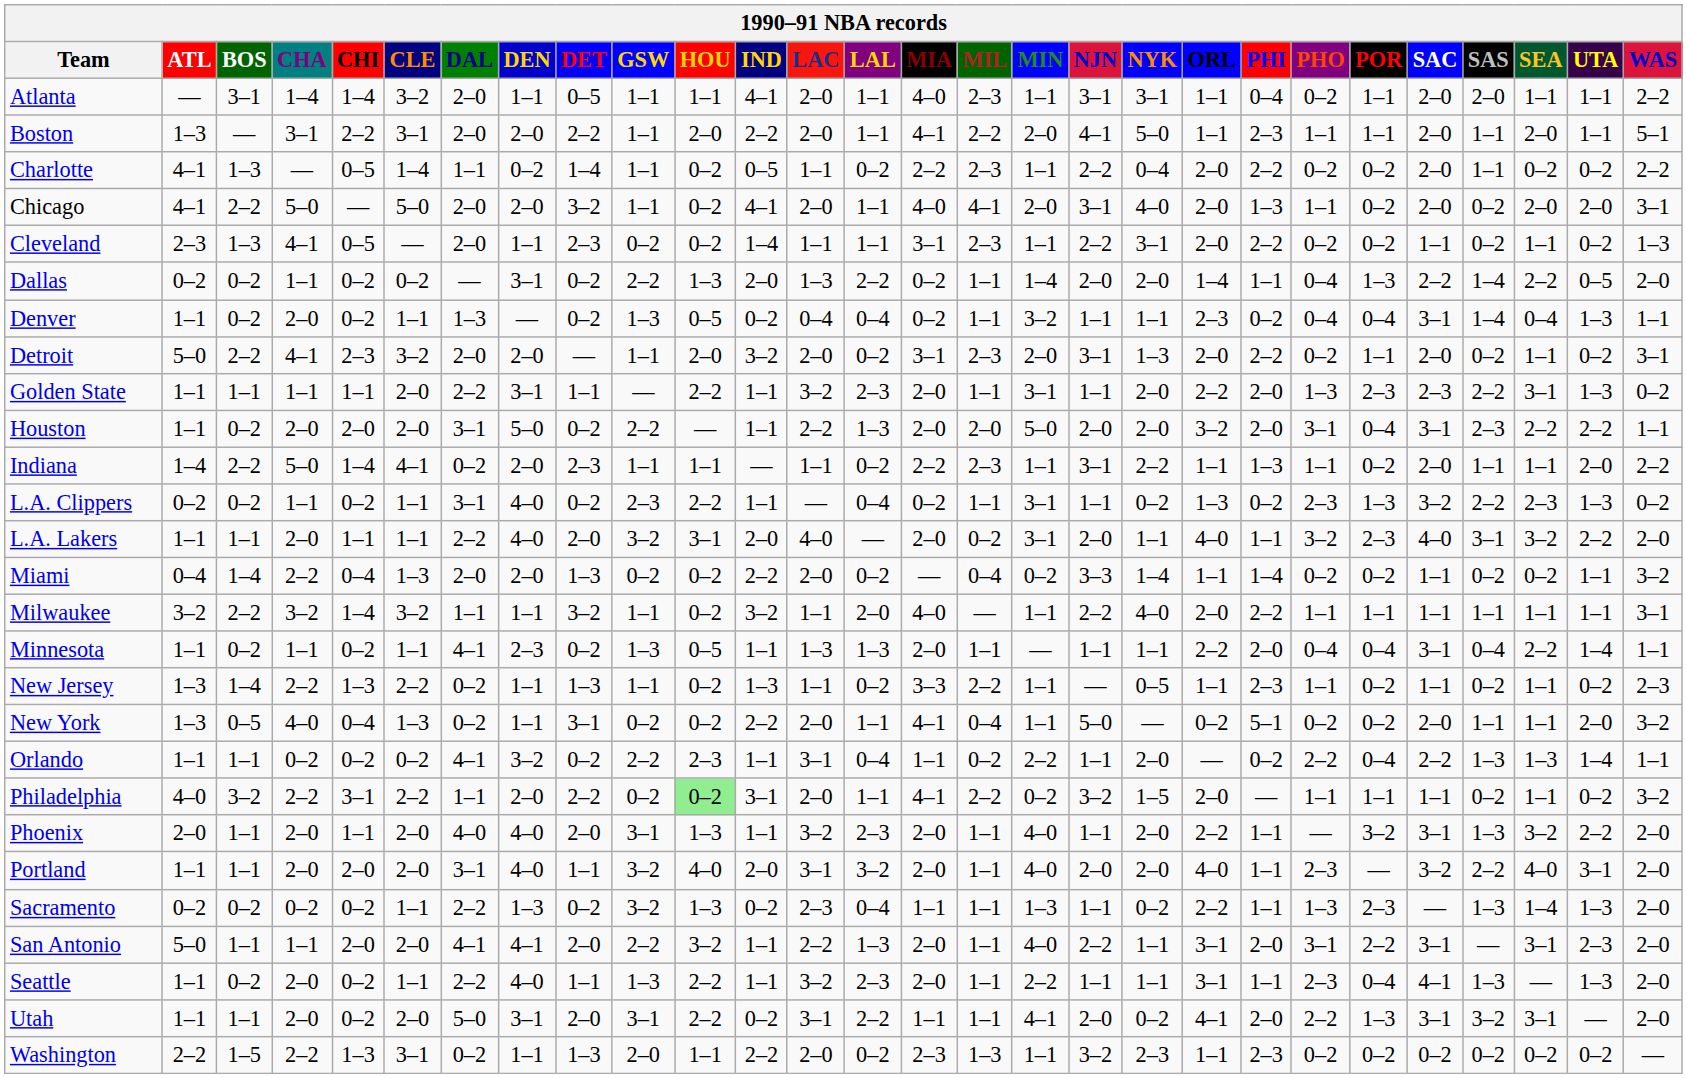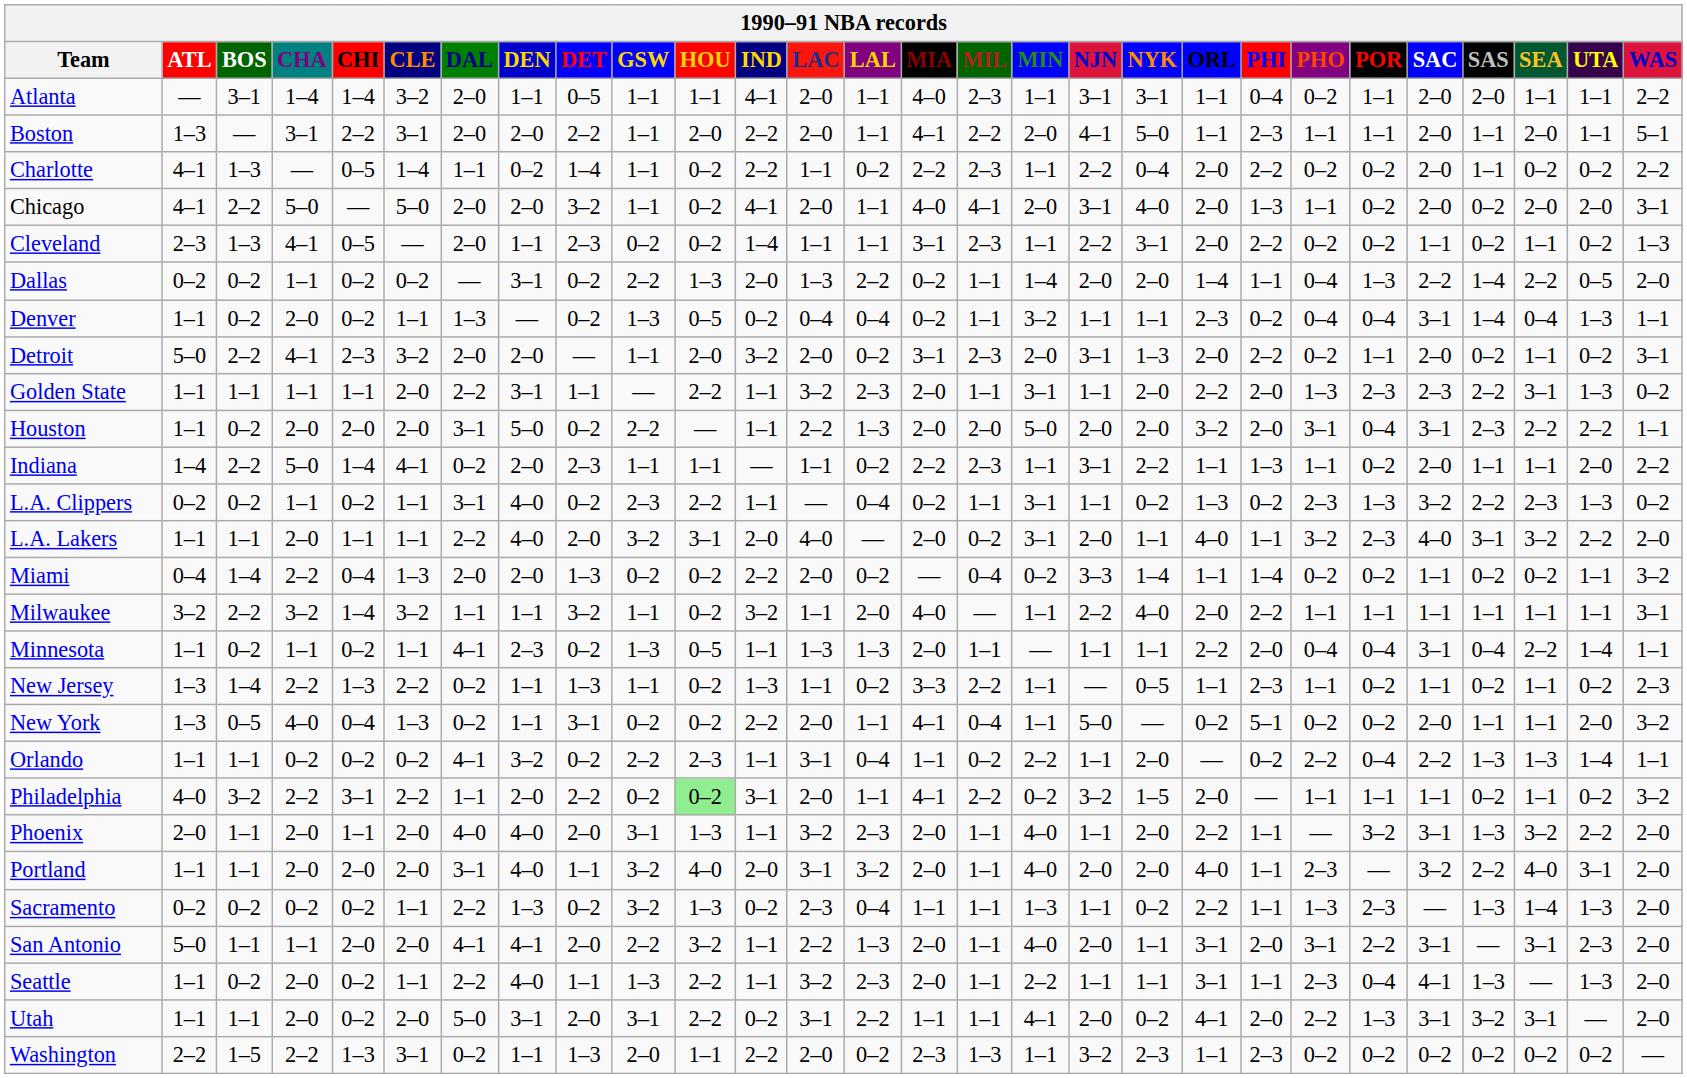(761, 170) 0–5 -> (761, 170) 2–2
(1095, 944) 2–2 -> (1095, 944) 2–0
